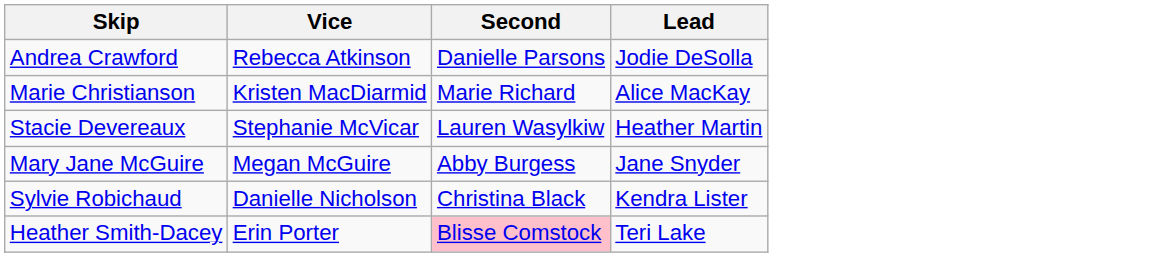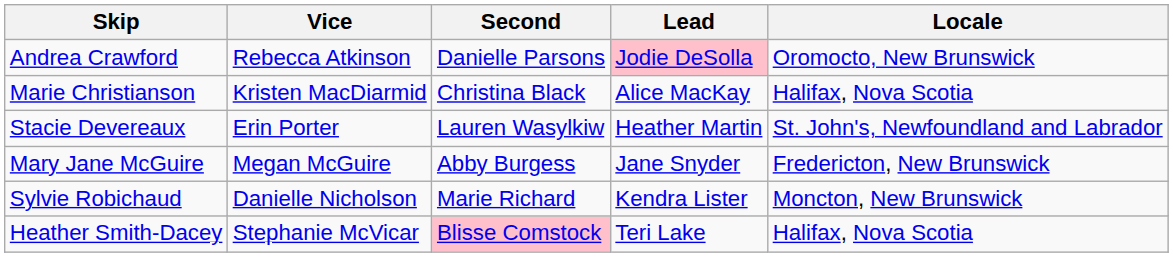+ column: (968, 22)
(684, 57) no background -> (684, 57) pink background
(506, 92) Marie Richard -> (511, 92) Christina Black
(326, 127) Stephanie McVicar -> (286, 127) Erin Porter
(511, 198) Christina Black -> (506, 198) Marie Richard
(286, 233) Erin Porter -> (326, 233) Stephanie McVicar
